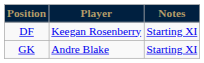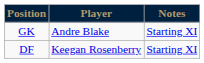rows swapped: (27, 49) <-> (27, 31)
